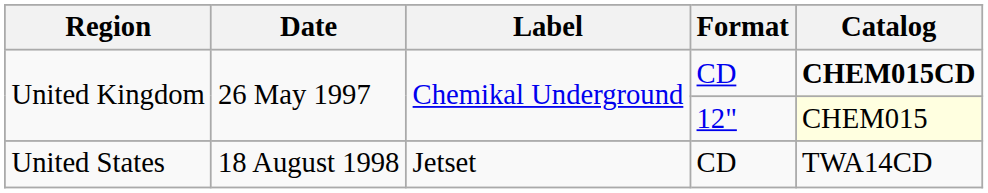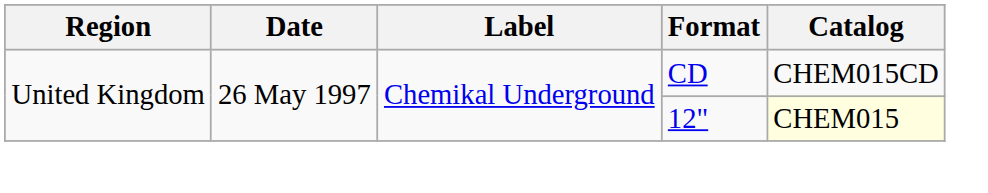(889, 72) bold -> (856, 72) normal
- row: (88, 163)
